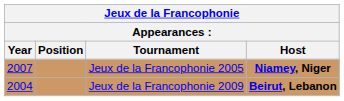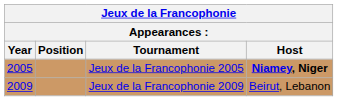(20, 68) 2007 -> (20, 68) 2005
(20, 86) 2004 -> (20, 86) 2009
(293, 86) bold -> (290, 86) normal
